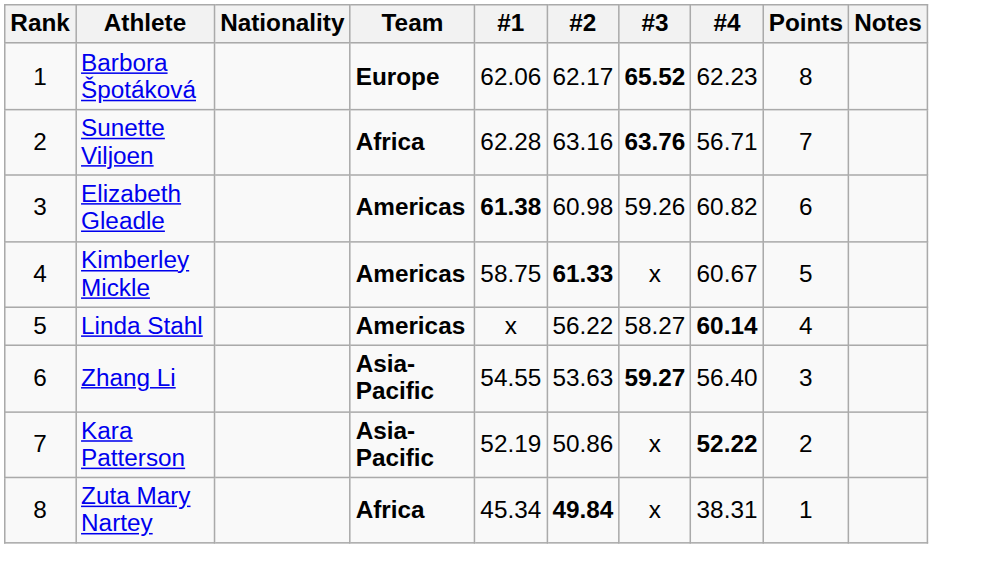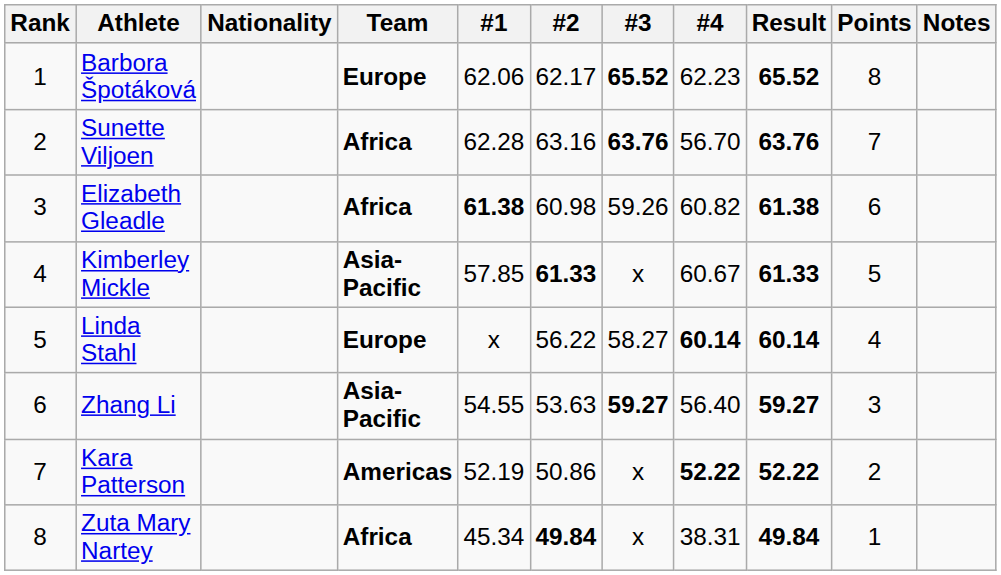+ column: (789, 23)
(727, 141) 56.71 -> (710, 141) 56.70
(410, 207) Americas -> (377, 207) Africa
(410, 273) Americas -> (382, 273) Asia-Pacific
(511, 273) 58.75 -> (494, 273) 57.85
(410, 326) Americas -> (385, 339) Europe
(395, 444) Asia-Pacific -> (397, 471) Americas
